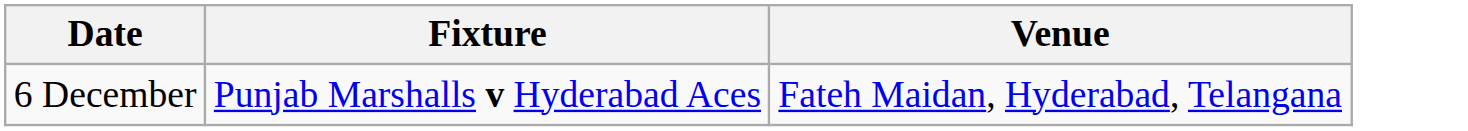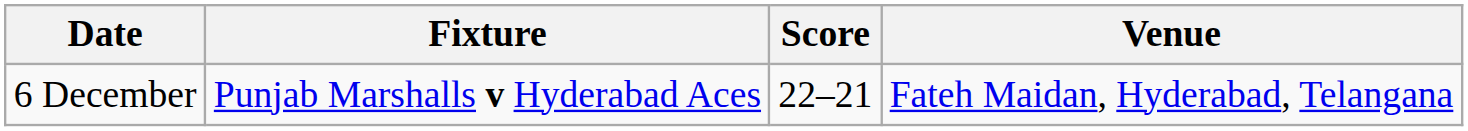+ column: (825, 34)
